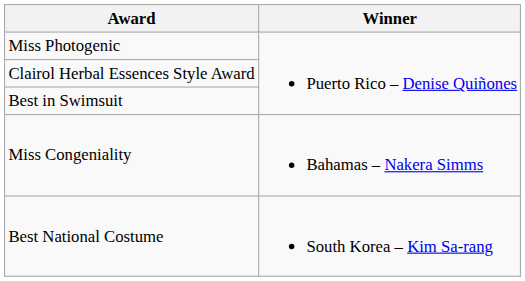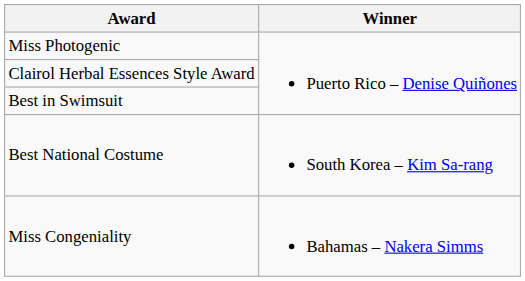rows swapped: (70, 155) <-> (86, 236)
